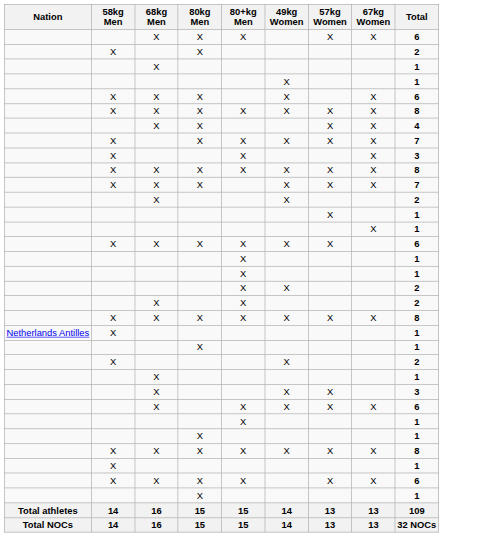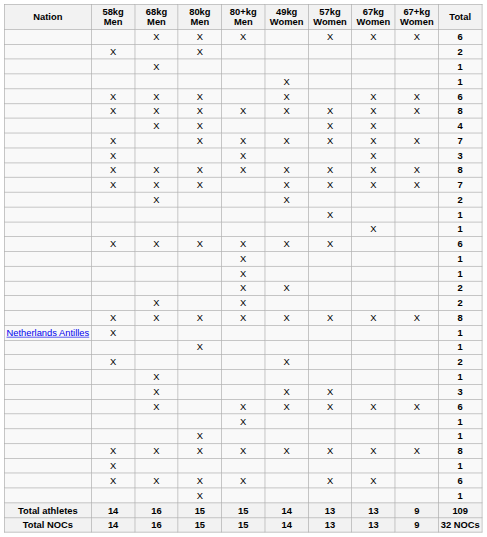+ column: (417, 17)
